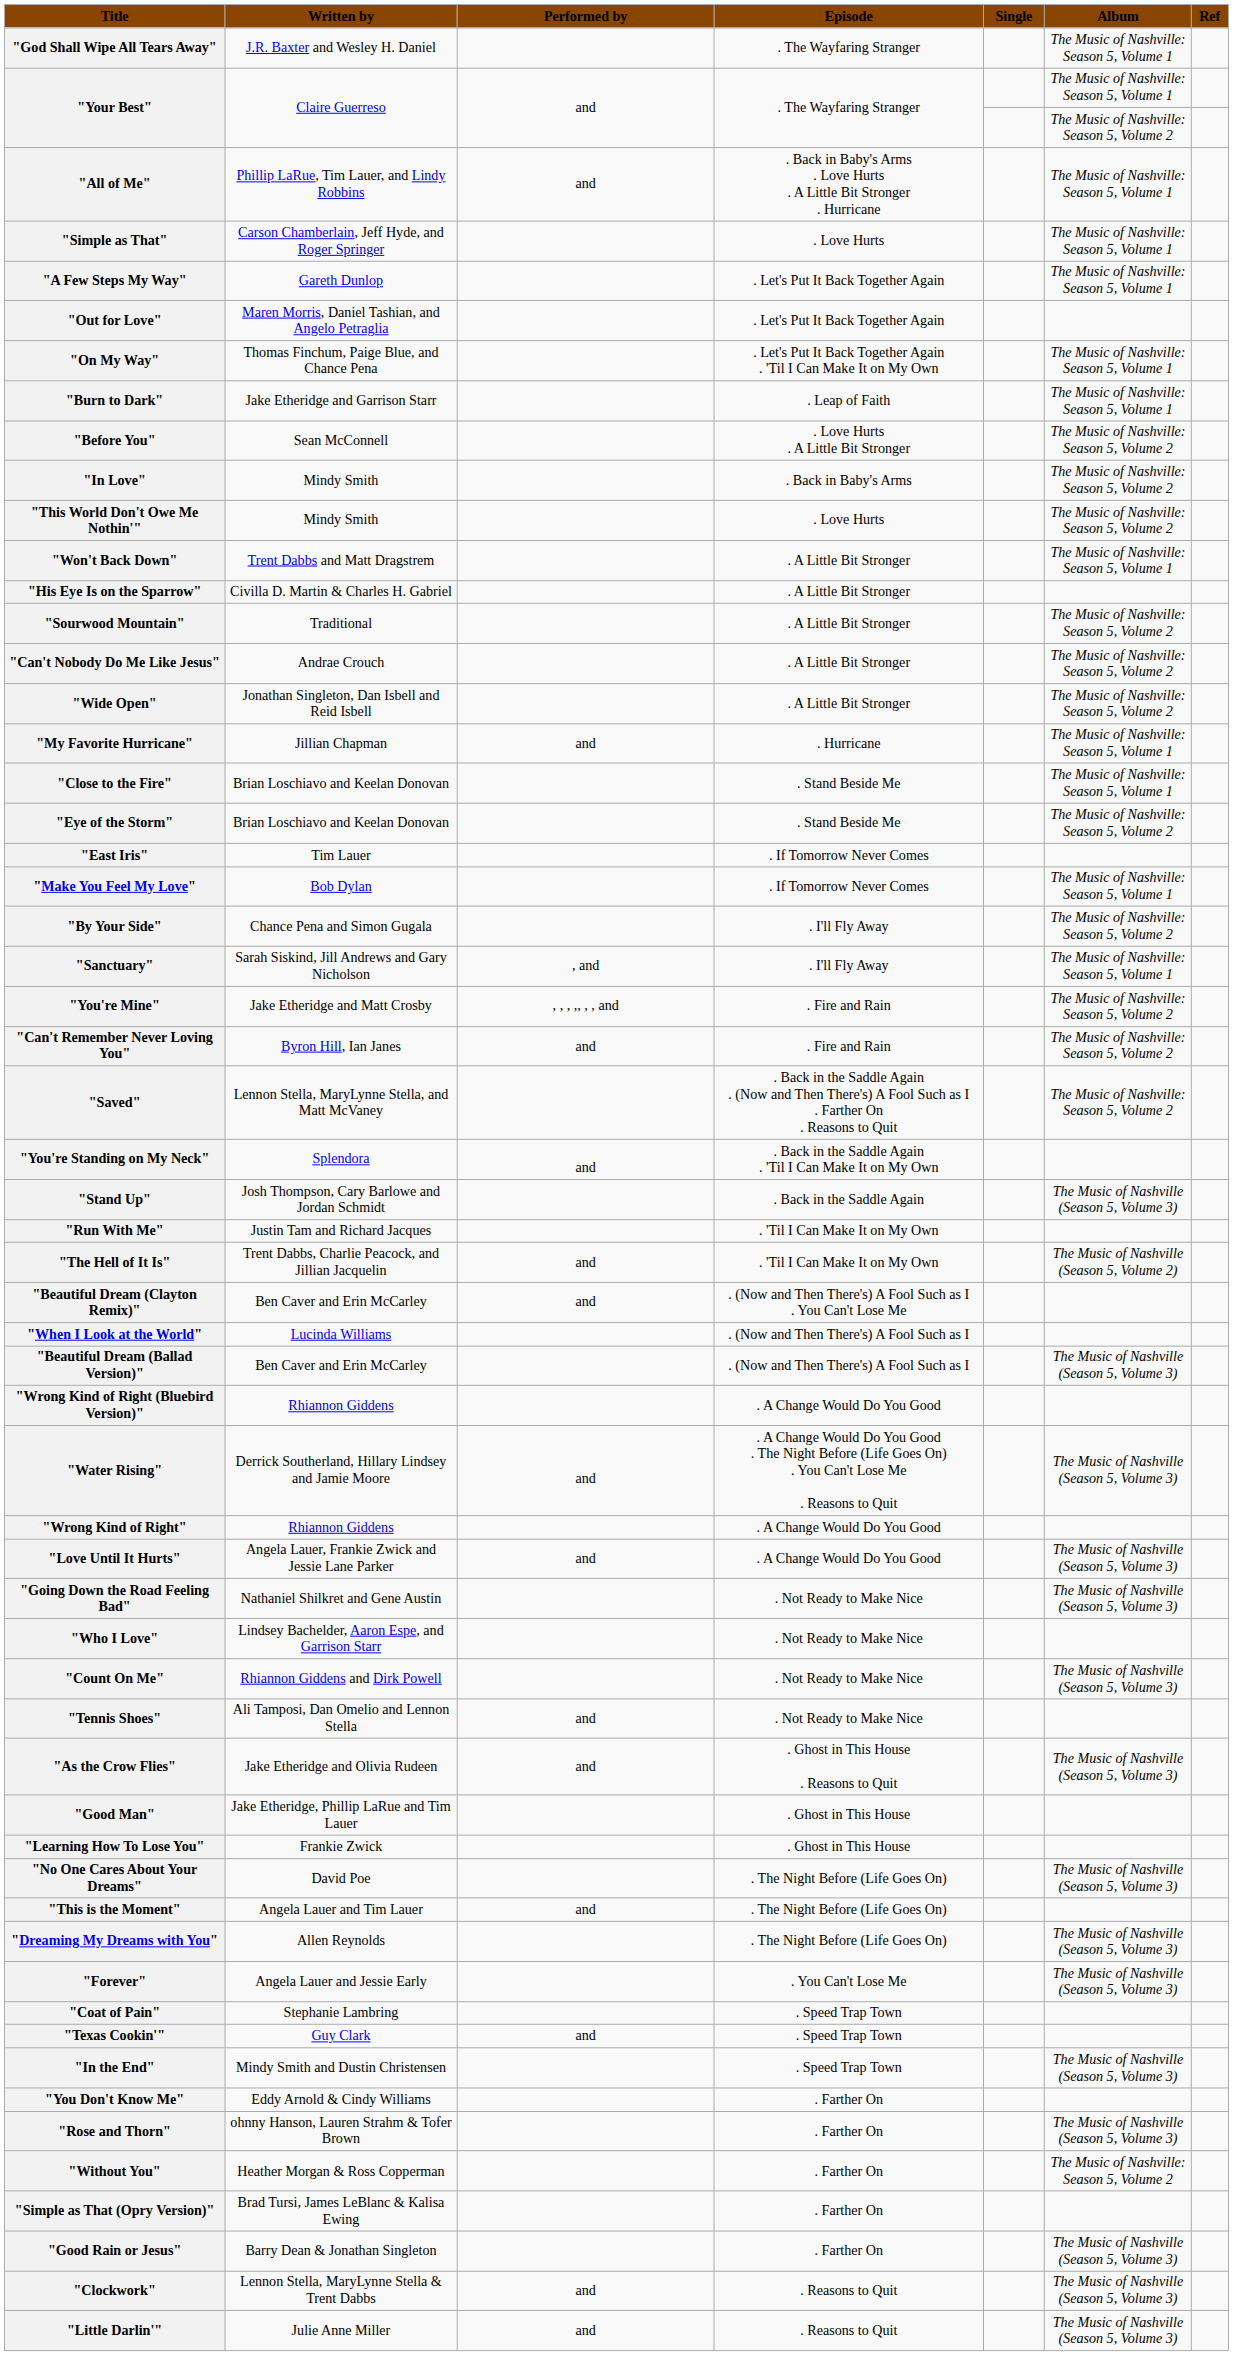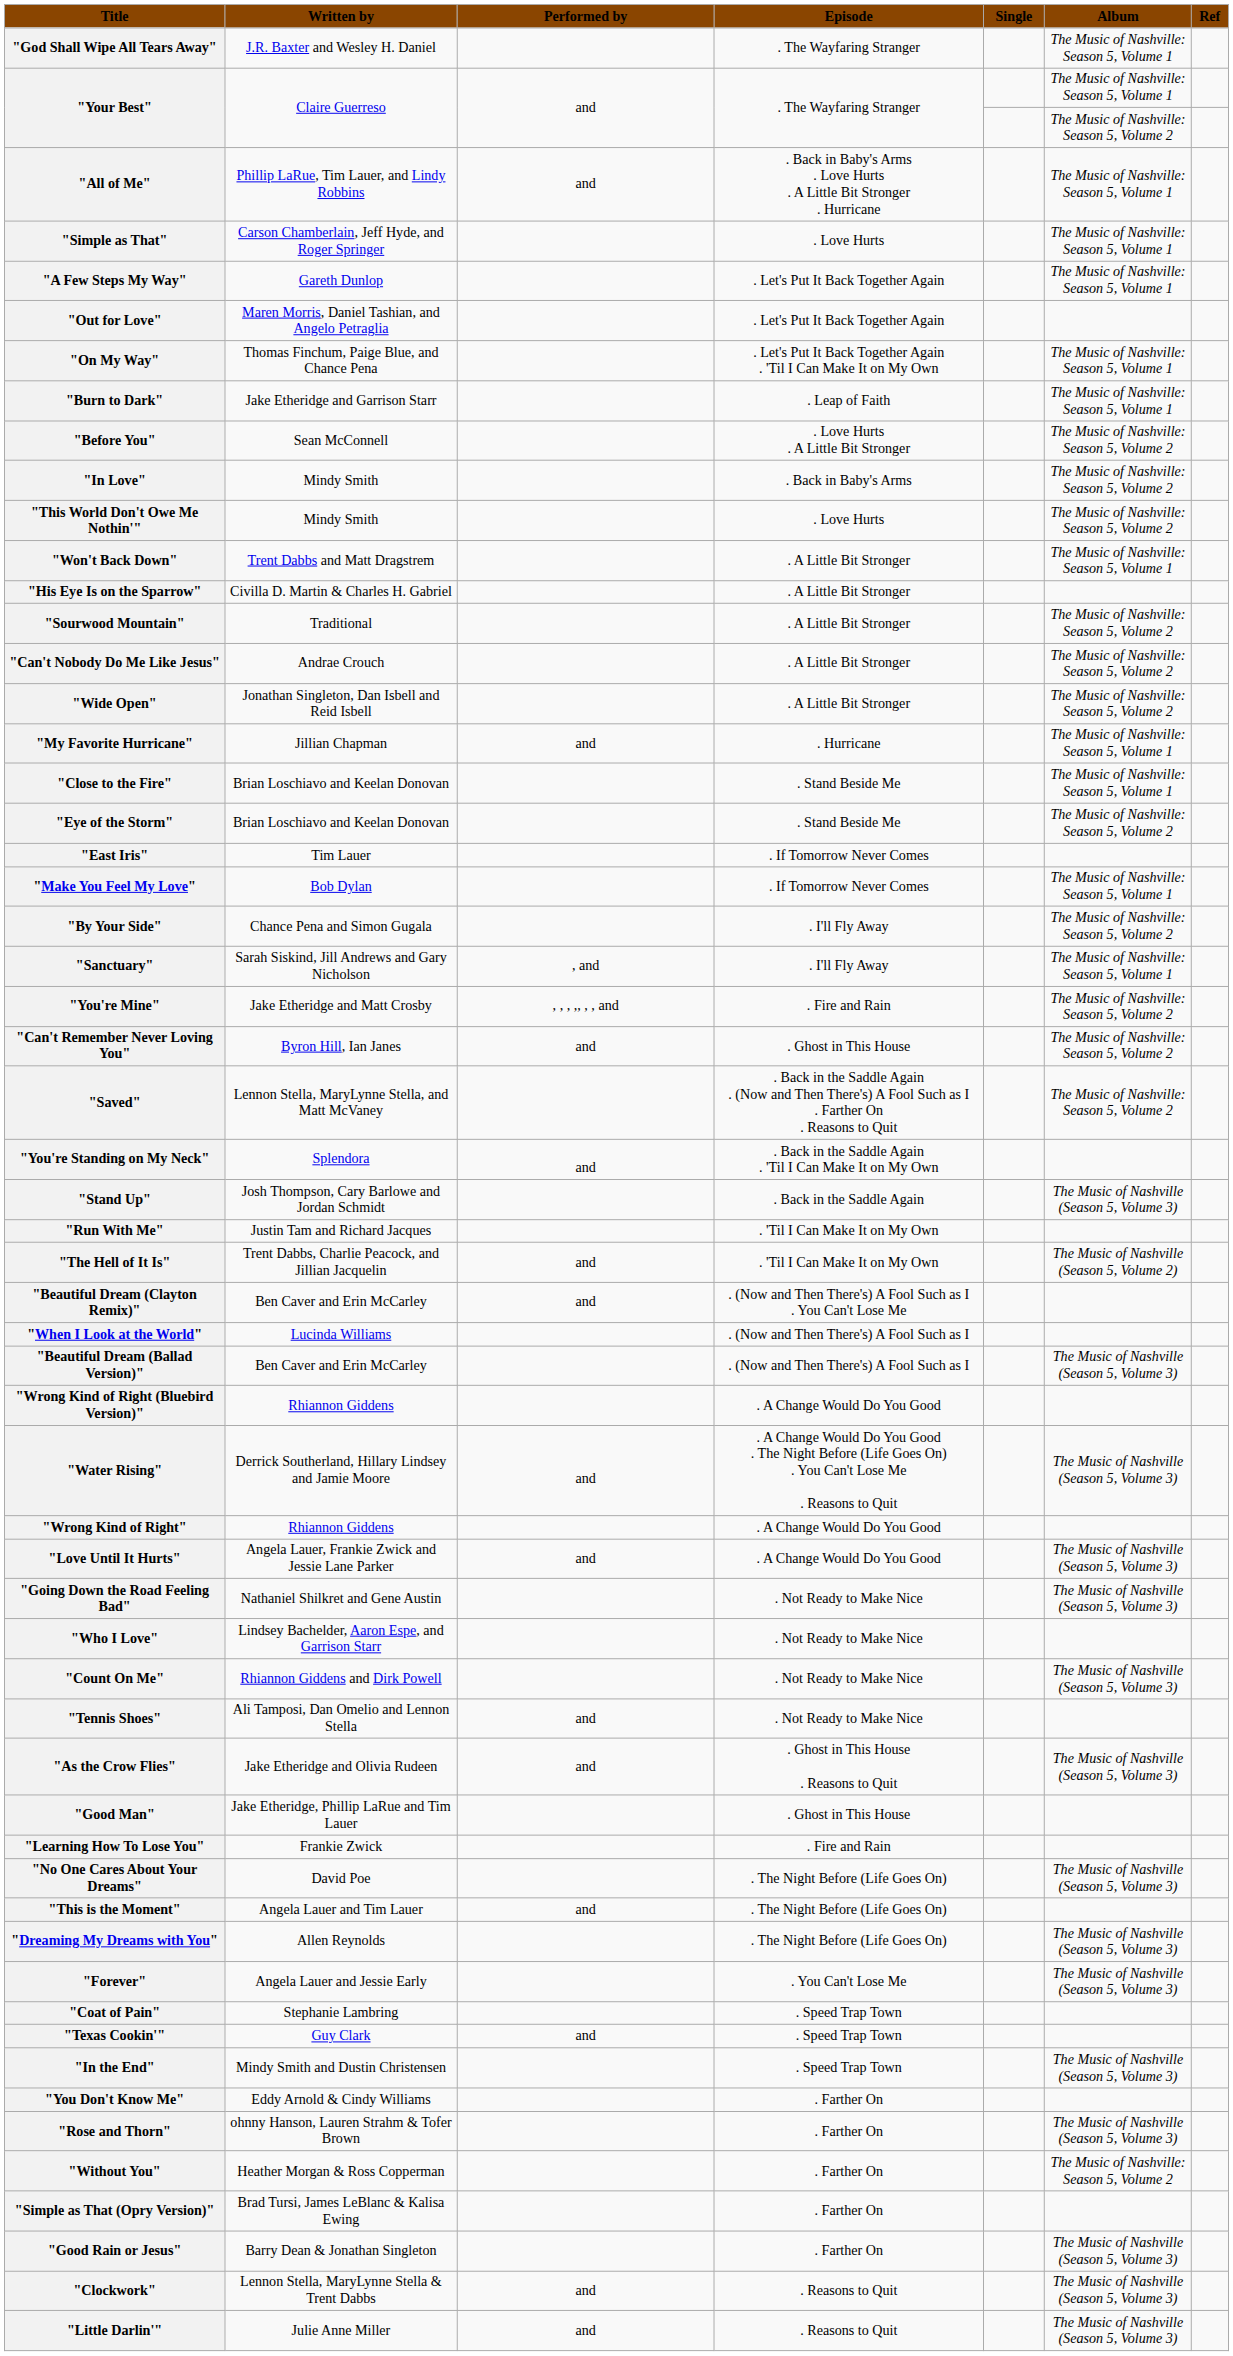(849, 1046) . Fire and Rain -> (849, 1046) . Ghost in This House
(849, 1846) . Ghost in This House -> (849, 1846) . Fire and Rain
